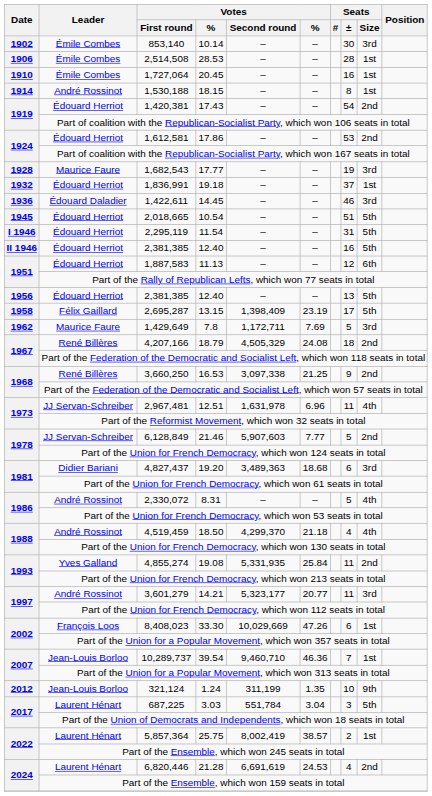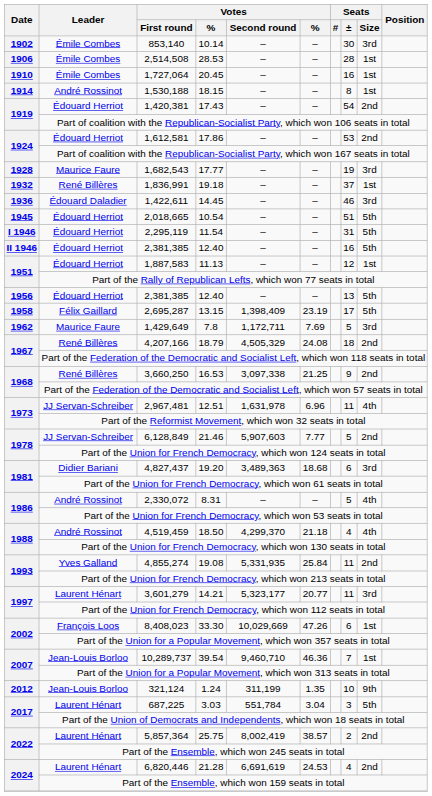(88, 185) Édouard Herriot -> (88, 185) René Billères
(370, 264) 6th -> (370, 264) 1st
(88, 594) André Rossinot -> (88, 594) Laurent Hénart
(370, 736) 1st -> (370, 736) 2nd
